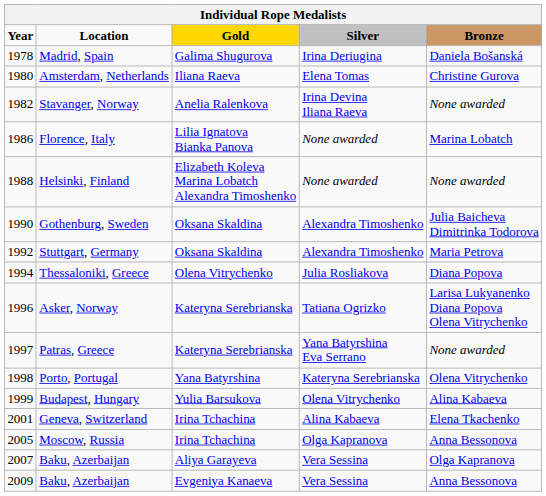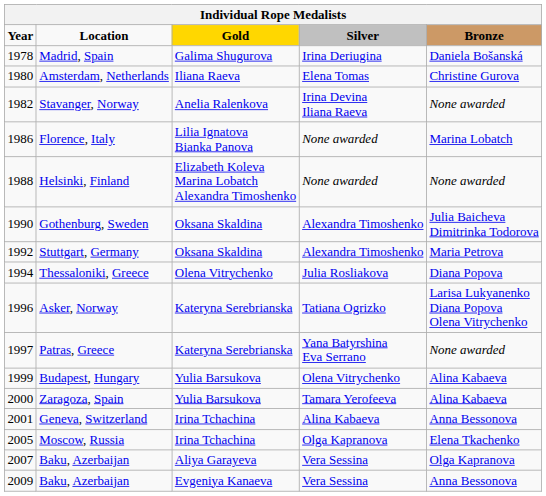- row: (20, 378)
+ row: (20, 398)
(474, 419) Elena Tkachenko -> (473, 419) Anna Bessonova
(473, 439) Anna Bessonova -> (474, 439) Elena Tkachenko
